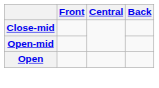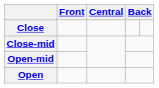+ row: (31, 28)
